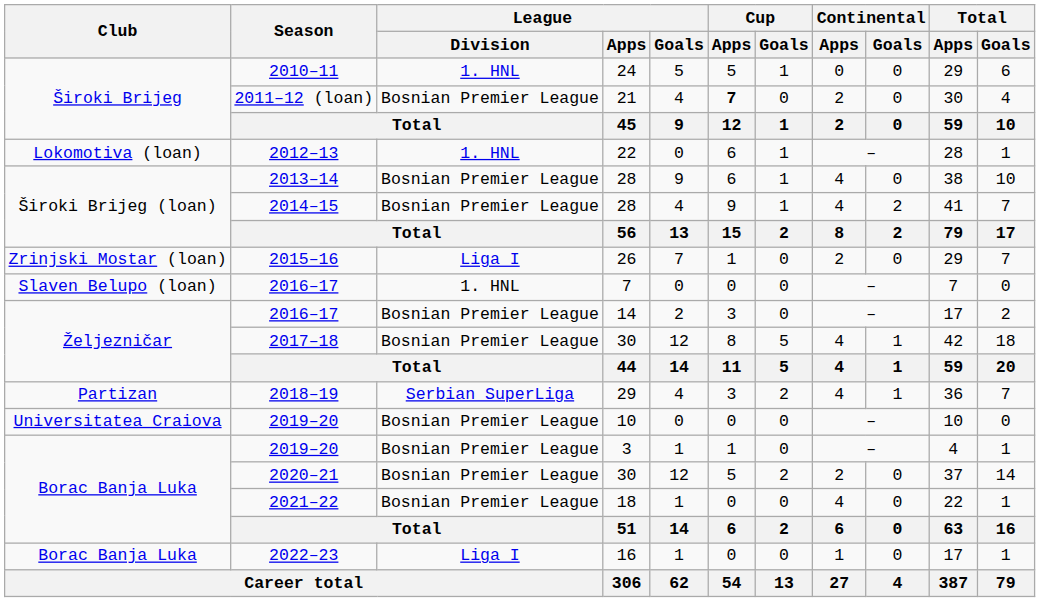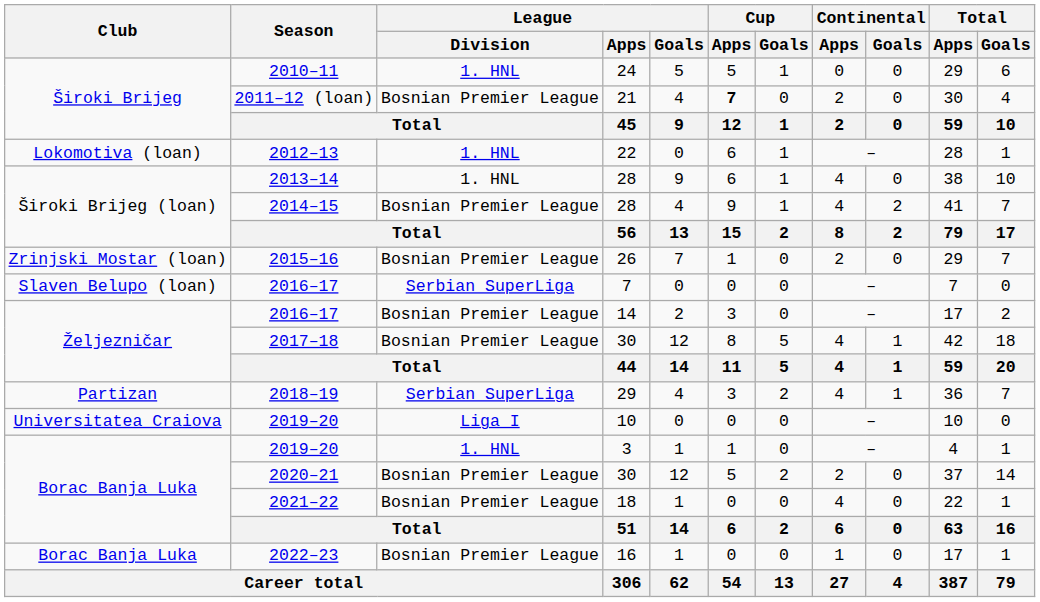(490, 180) Bosnian Premier League -> (490, 180) 1. HNL
(490, 260) Liga I -> (490, 260) Bosnian Premier League
(490, 287) 1. HNL -> (490, 287) Serbian SuperLiga
(490, 422) Bosnian Premier League -> (490, 422) Liga I
(490, 449) Bosnian Premier League -> (490, 449) 1. HNL
(490, 556) Liga I -> (490, 556) Bosnian Premier League
